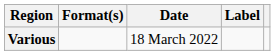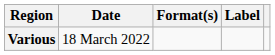columns swapped: (174, 15) <-> (93, 15)
